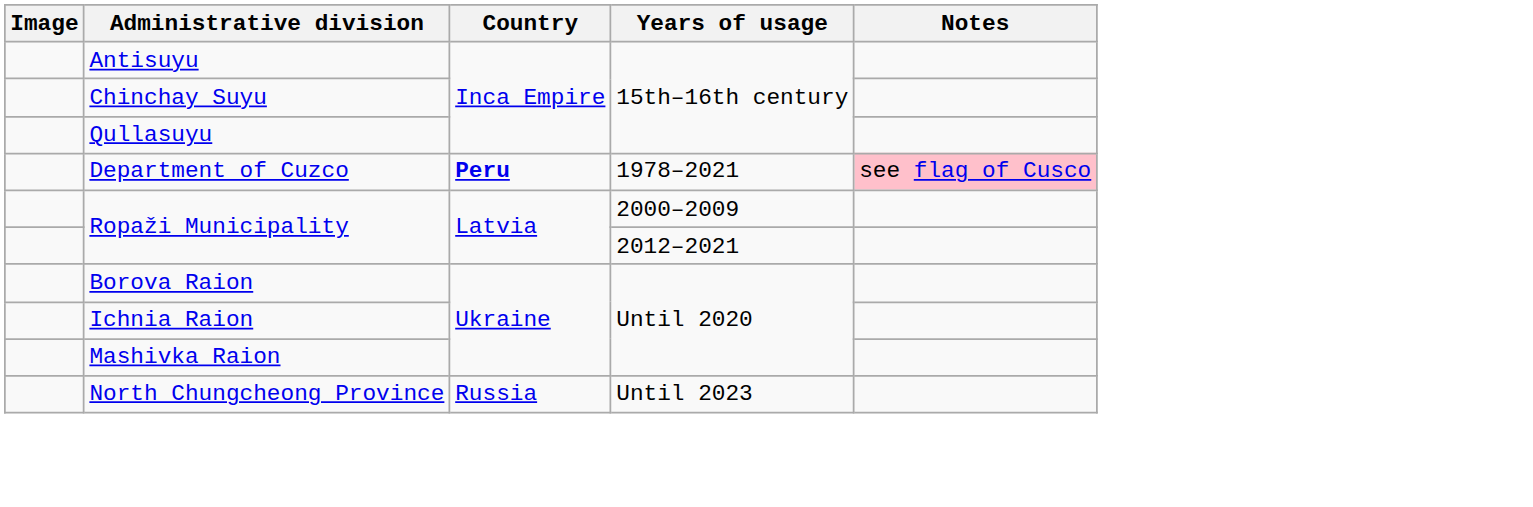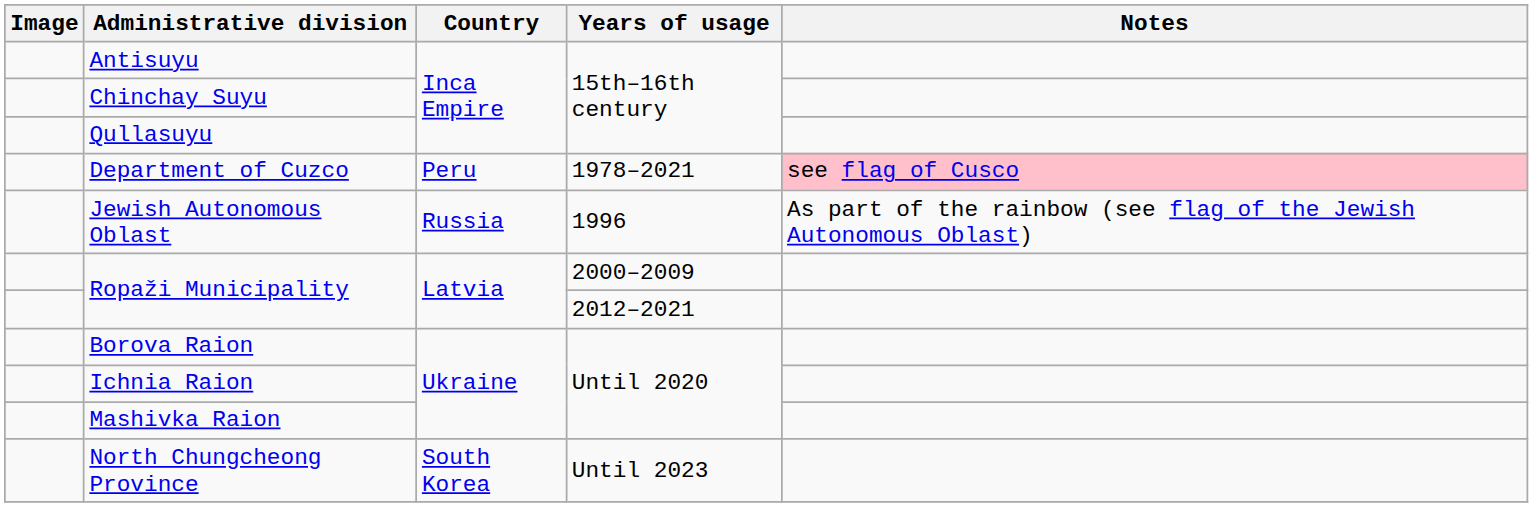(483, 172) bold -> (449, 172) normal
+ row: (205, 222)
(496, 394) Russia -> (456, 471) South Korea
